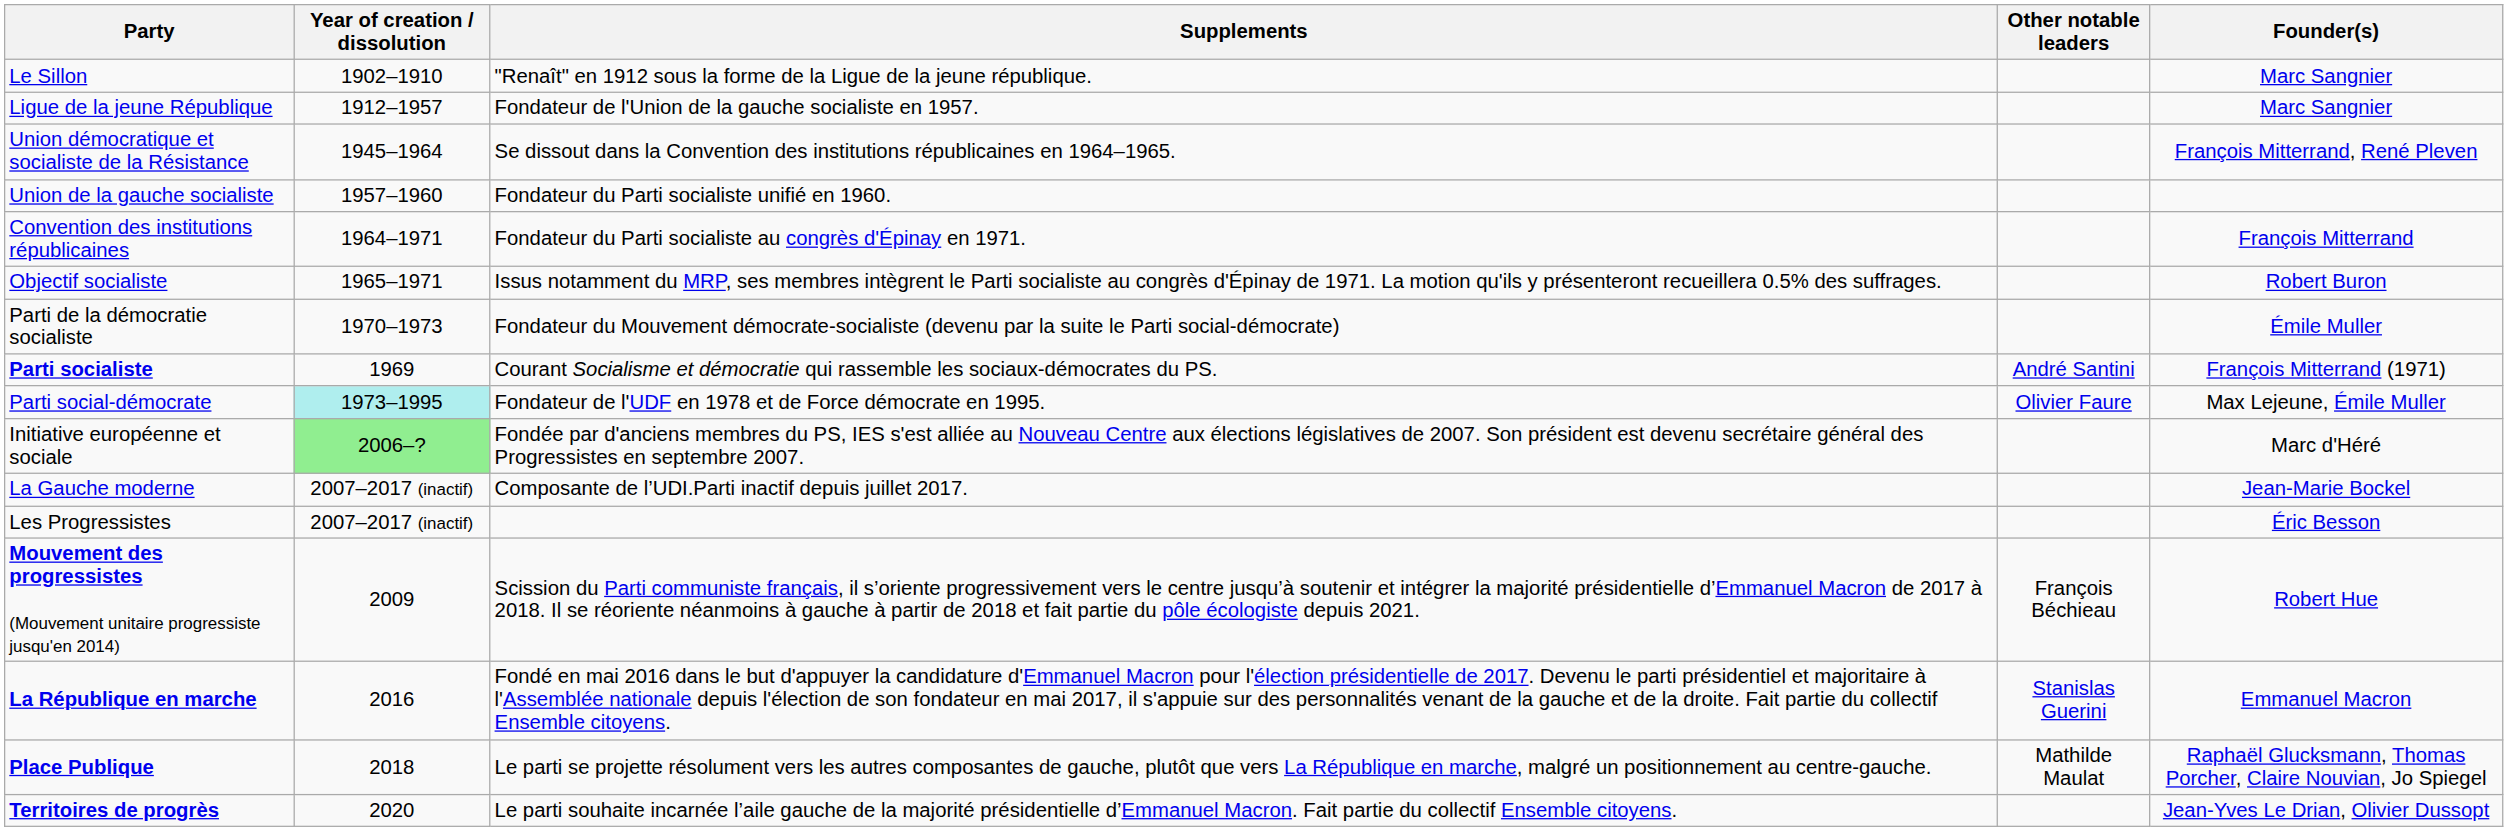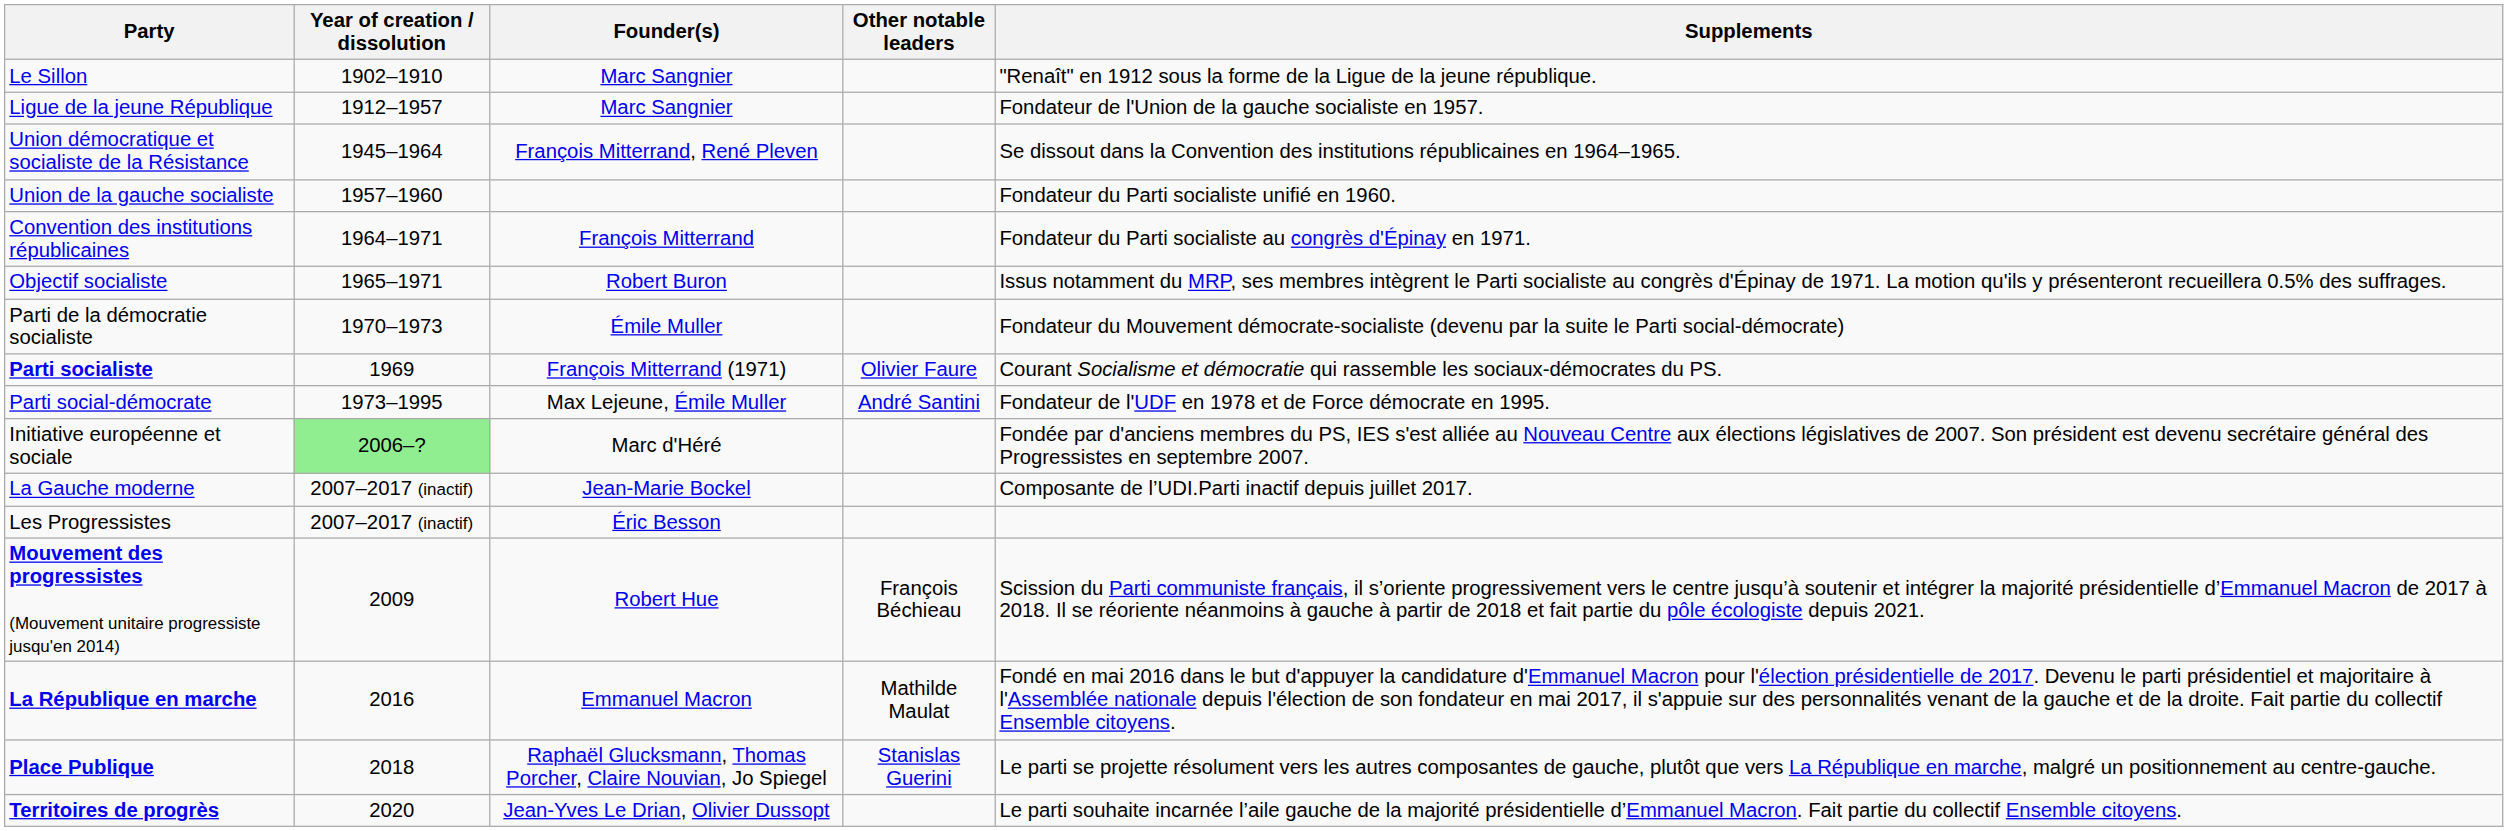columns swapped: (2326, 32) <-> (1244, 32)
(2074, 369) André Santini -> (919, 369) Olivier Faure
(392, 402) paleturquoise background -> (392, 402) no background
(2074, 402) Olivier Faure -> (919, 402) André Santini
(2074, 700) Stanislas Guerini -> (919, 700) Mathilde Maulat
(2074, 766) Mathilde Maulat -> (919, 766) Stanislas Guerini
